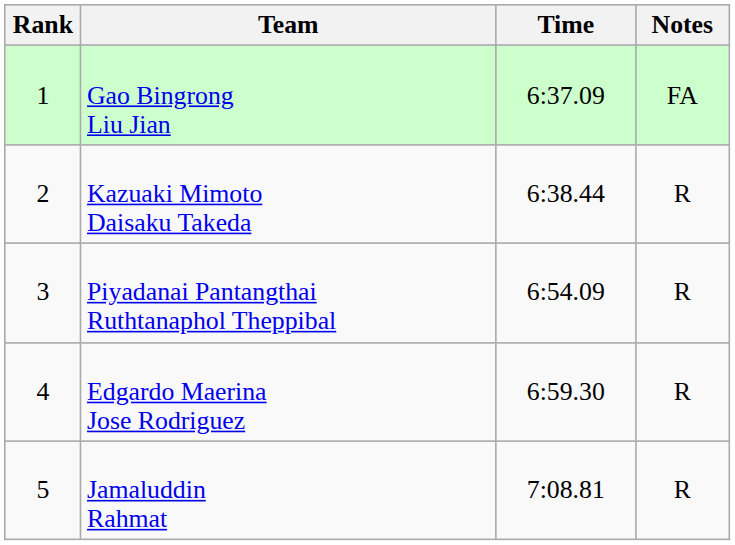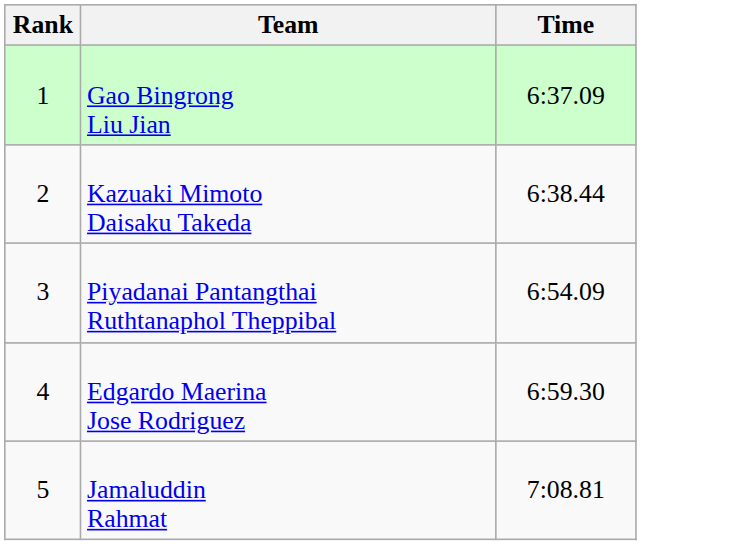- column: (682, 24)
